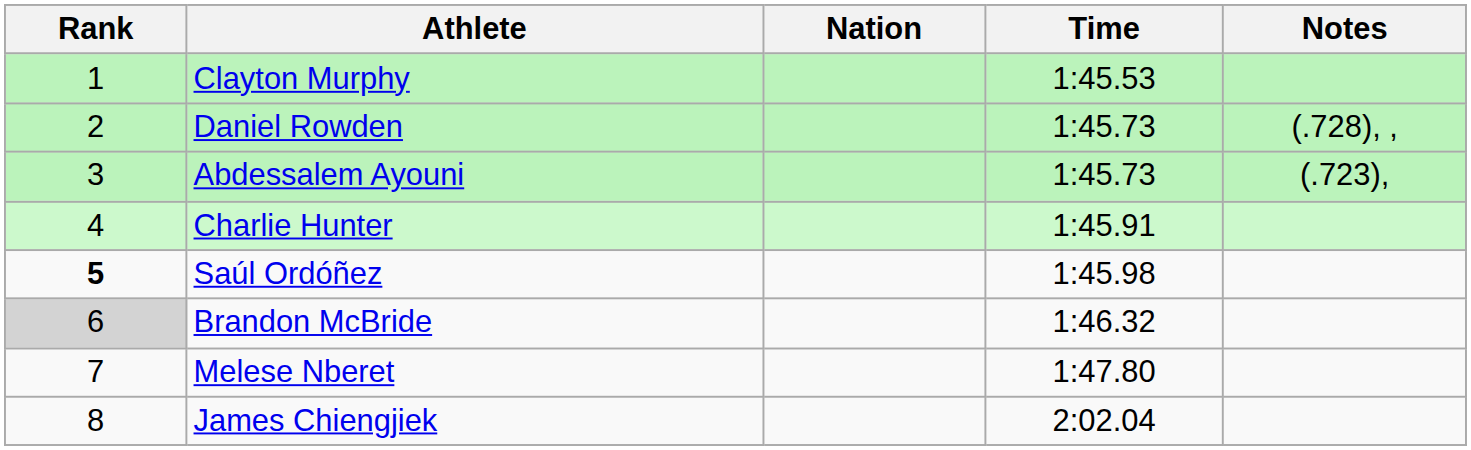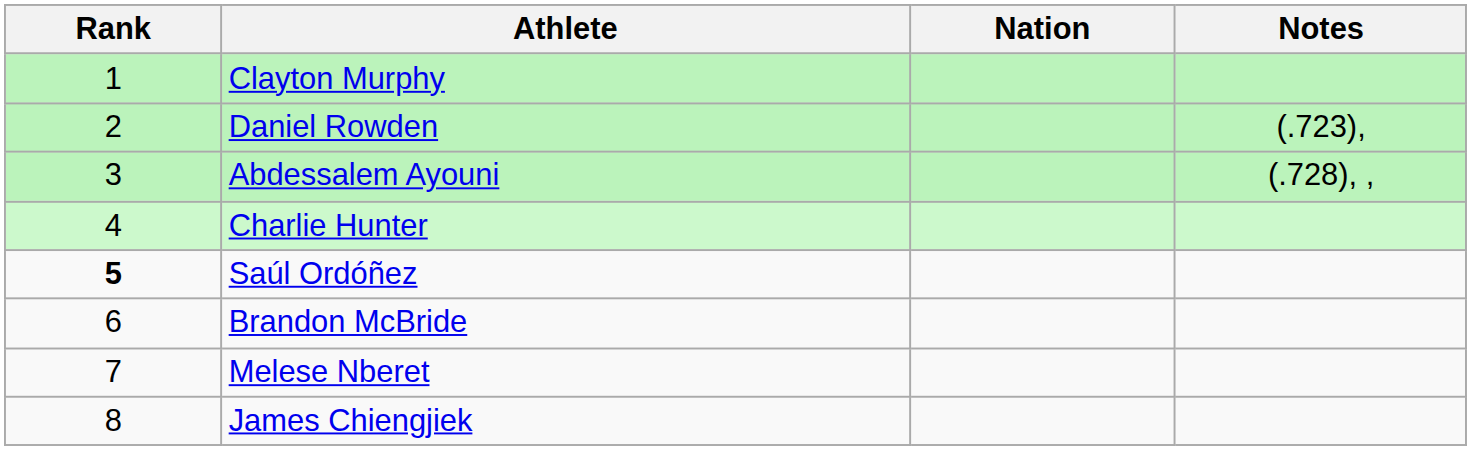- column: (1104, 28)
(1345, 126) (.728), , -> (1321, 126) (.723),
(1345, 175) (.723), -> (1321, 175) (.728), ,
(96, 322) lightgrey background -> (113, 322) no background
